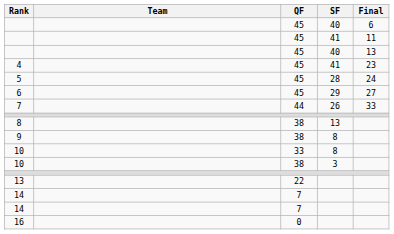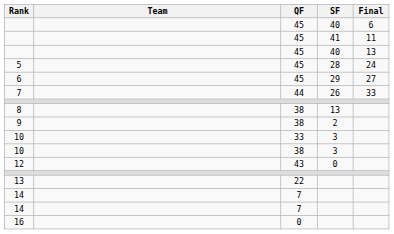- row: (19, 65)
(335, 137) 8 -> (335, 124) 2
(335, 151) 8 -> (335, 137) 3
+ row: (19, 164)
